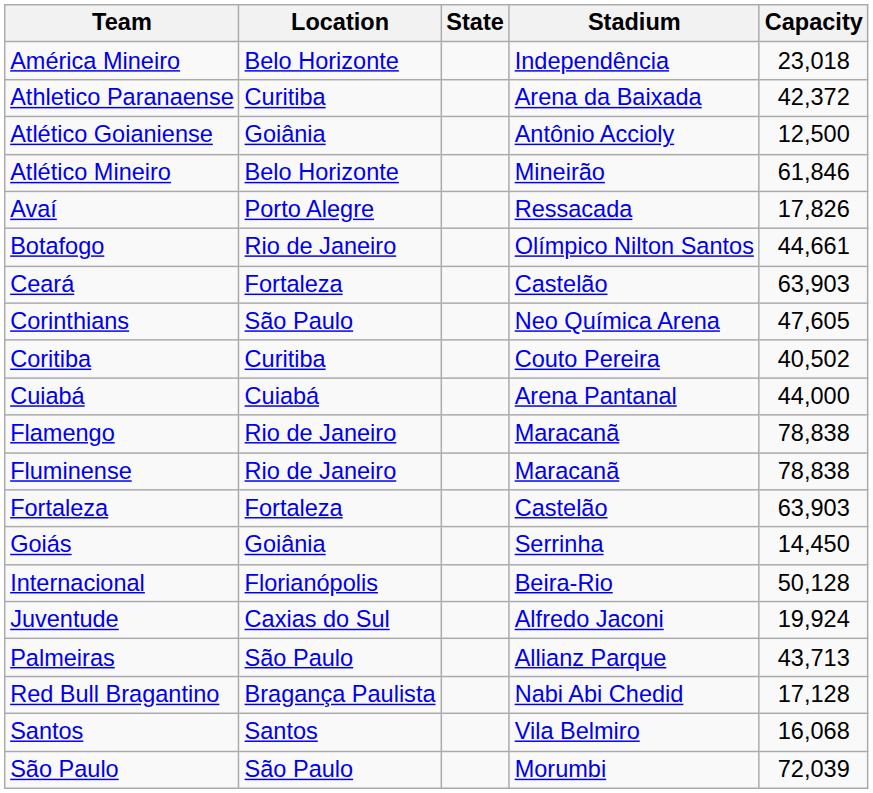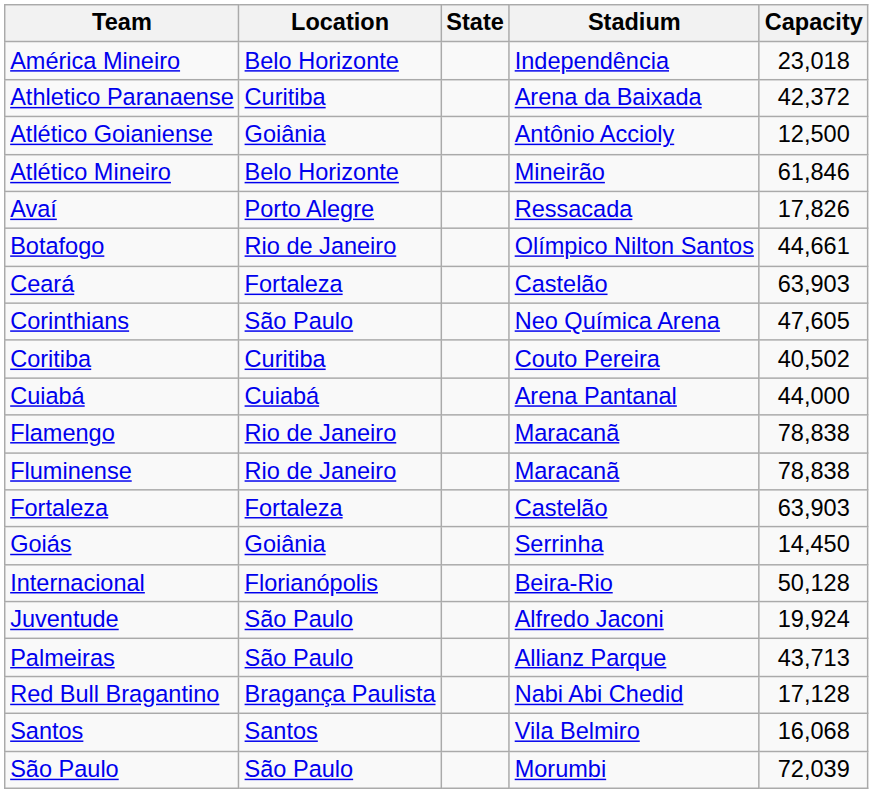(317, 619) Caxias do Sul -> (299, 619) São Paulo
